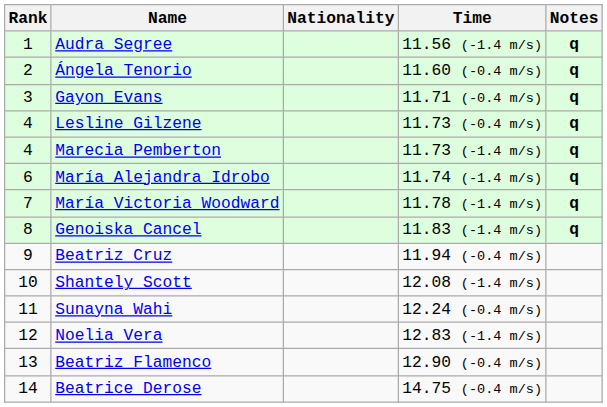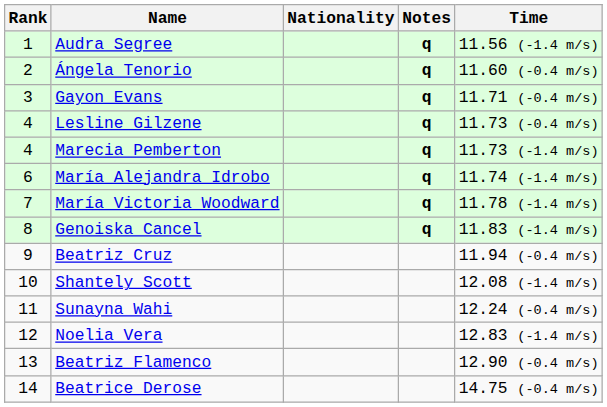columns swapped: (472, 18) <-> (574, 18)
